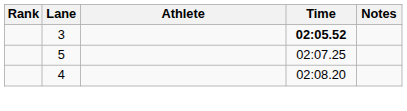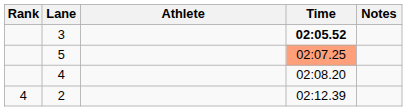(321, 55) no background -> (321, 55) lightsalmon background
+ row: (61, 95)
